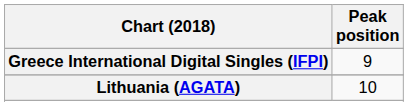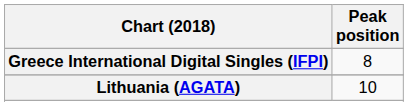(368, 61) 9 -> (368, 61) 8
